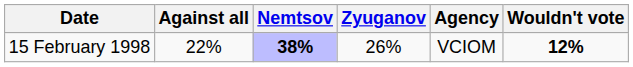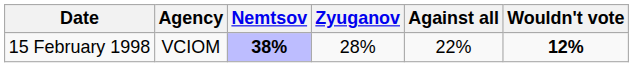columns swapped: (466, 18) <-> (204, 18)
(384, 47) 26% -> (358, 47) 28%
